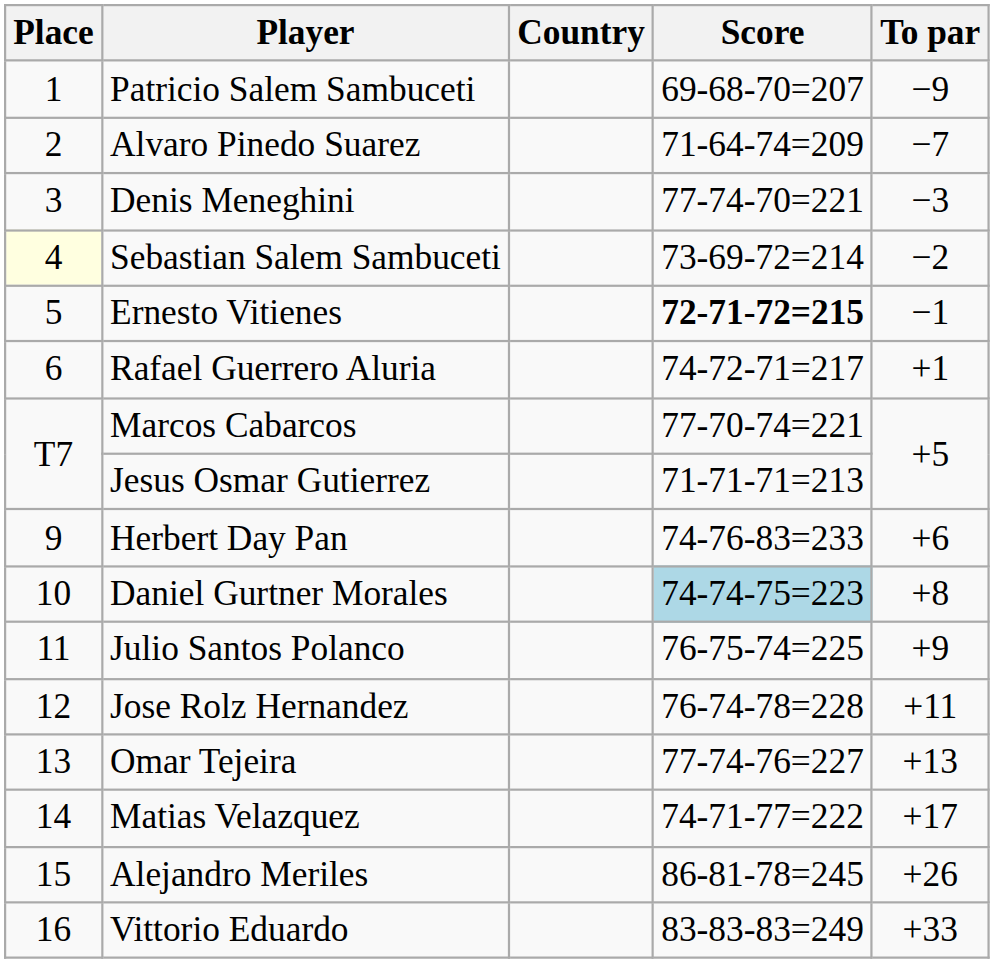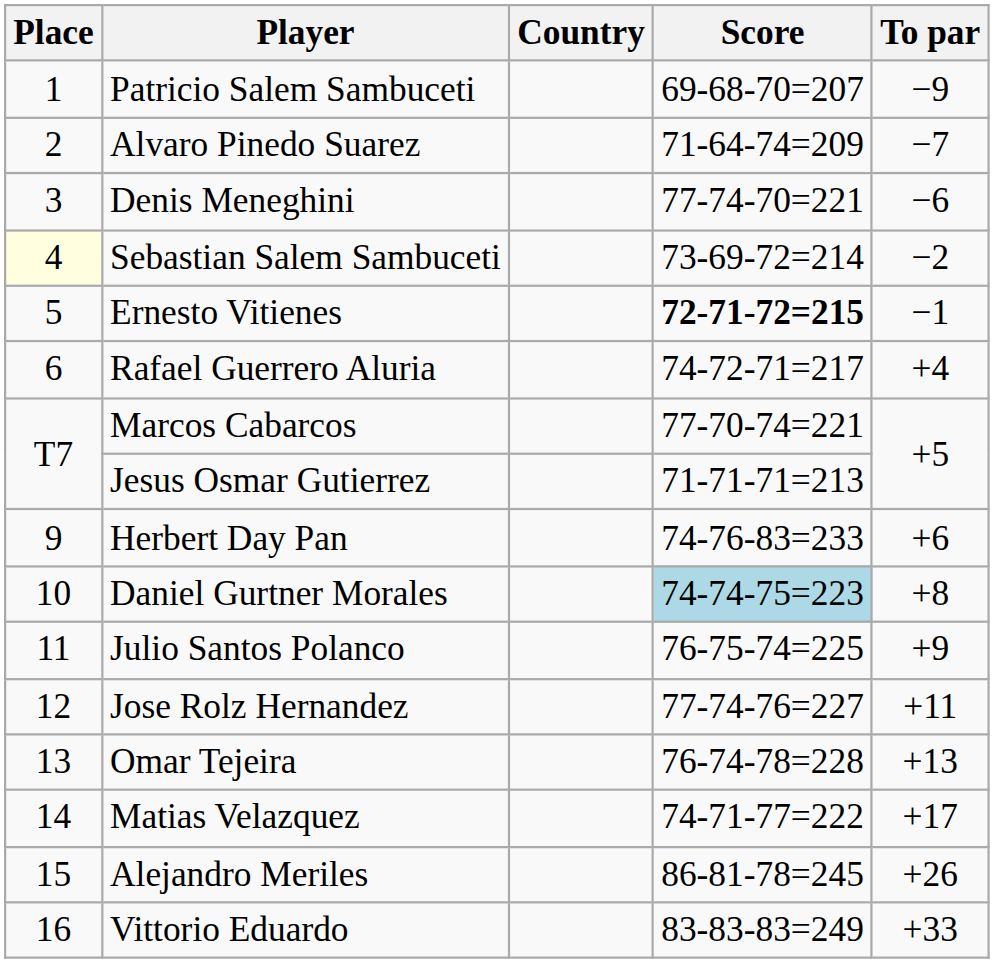(930, 200) −3 -> (930, 200) −6
(930, 369) +1 -> (930, 369) +4
(763, 705) 76-74-78=228 -> (763, 705) 77-74-76=227
(763, 761) 77-74-76=227 -> (763, 761) 76-74-78=228
